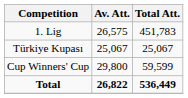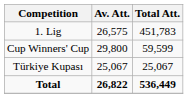rows swapped: (48, 48) <-> (48, 66)
